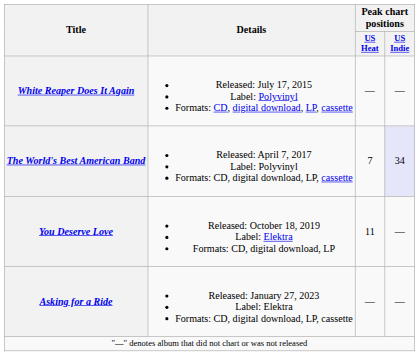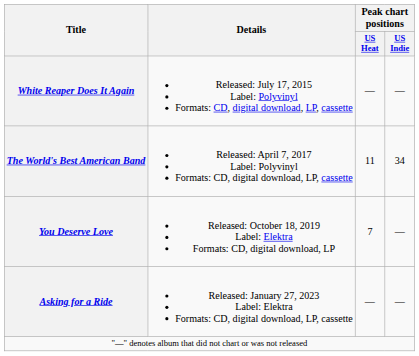(370, 161) 7 -> (370, 161) 11
(400, 161) lavender background -> (400, 161) no background
(370, 231) 11 -> (370, 231) 7
